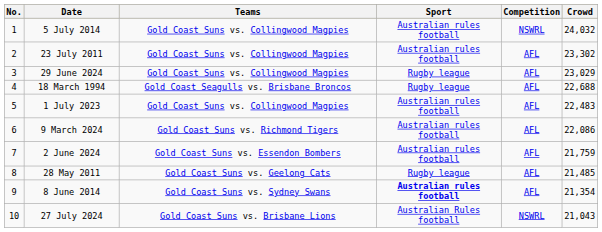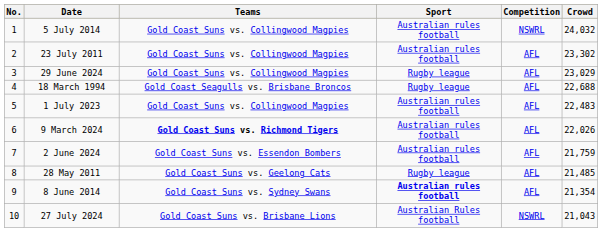(248, 130) normal -> (248, 130) bold
(580, 130) 22,086 -> (580, 130) 22,026
